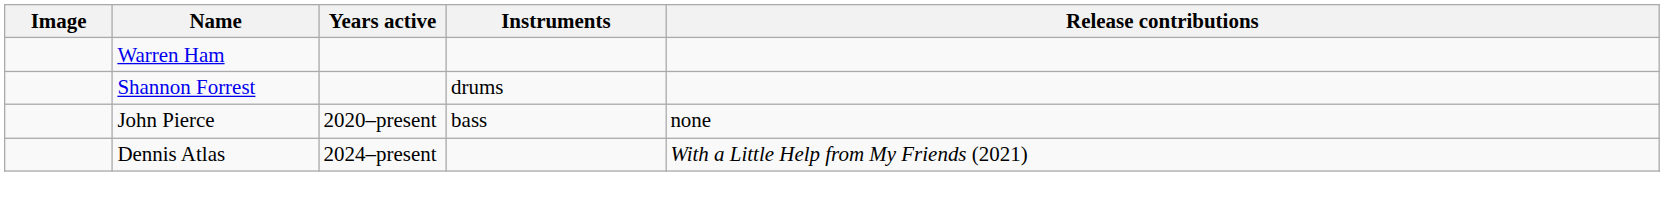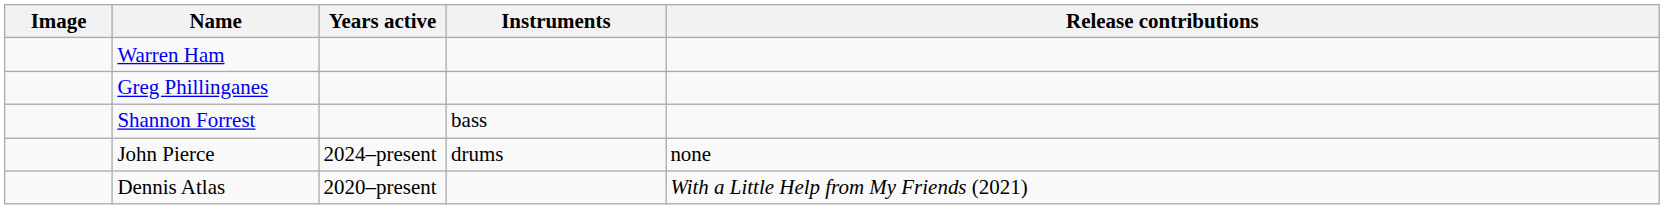+ row: (193, 87)
(477, 87) drums -> (469, 120) bass
(380, 120) 2020–present -> (380, 154) 2024–present
(469, 120) bass -> (477, 154) drums
(380, 154) 2024–present -> (380, 187) 2020–present
